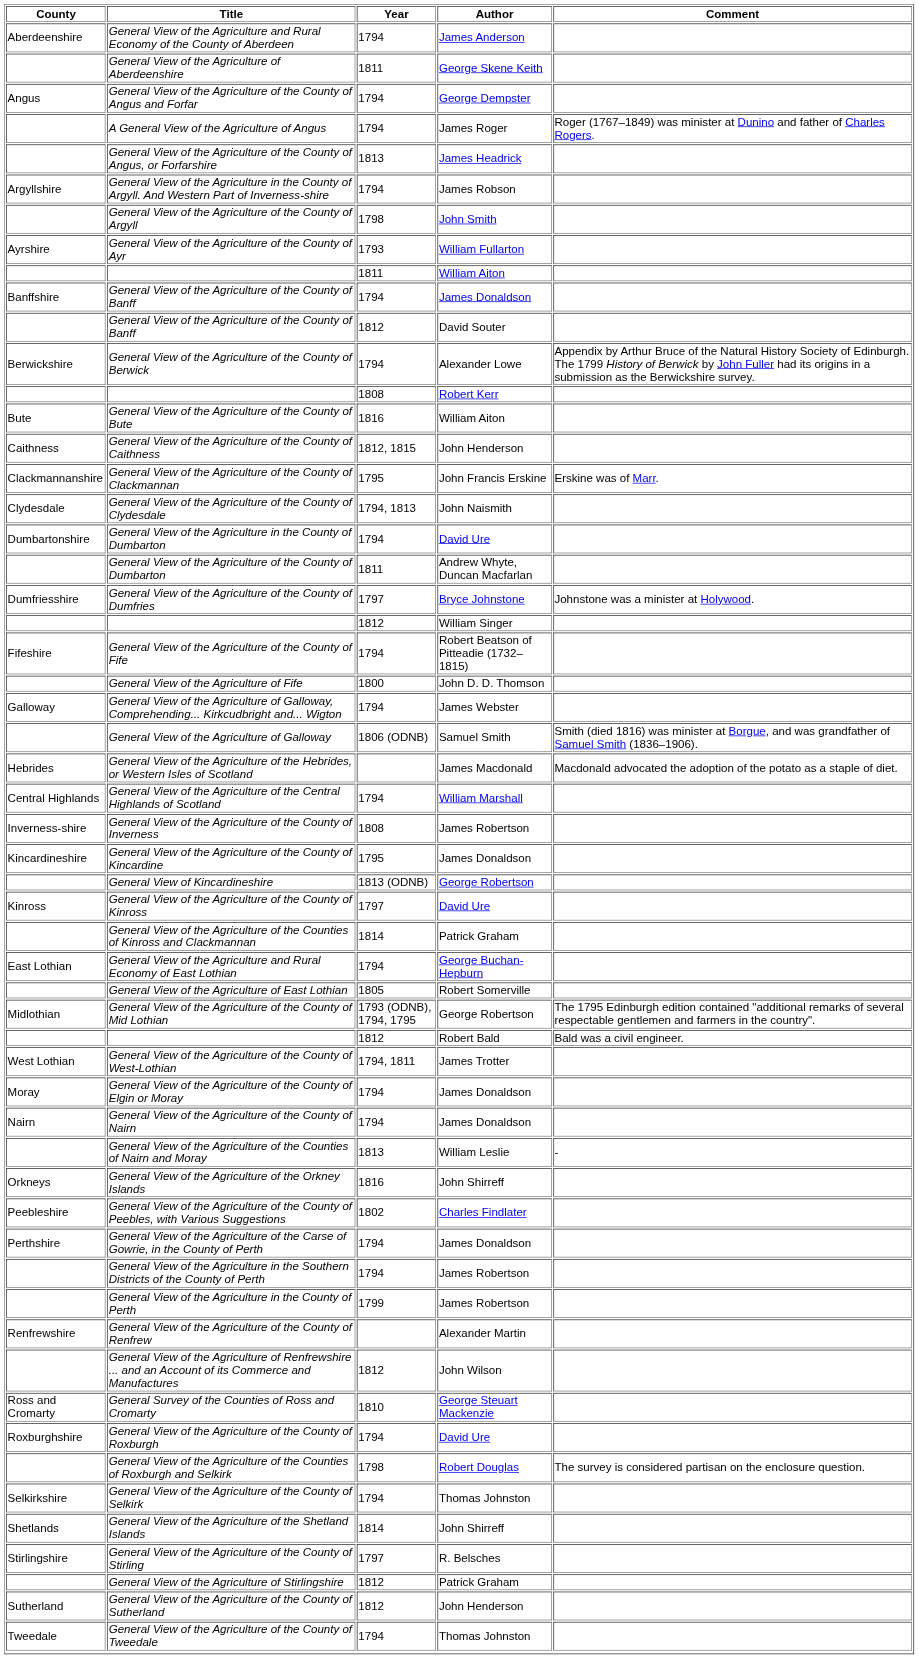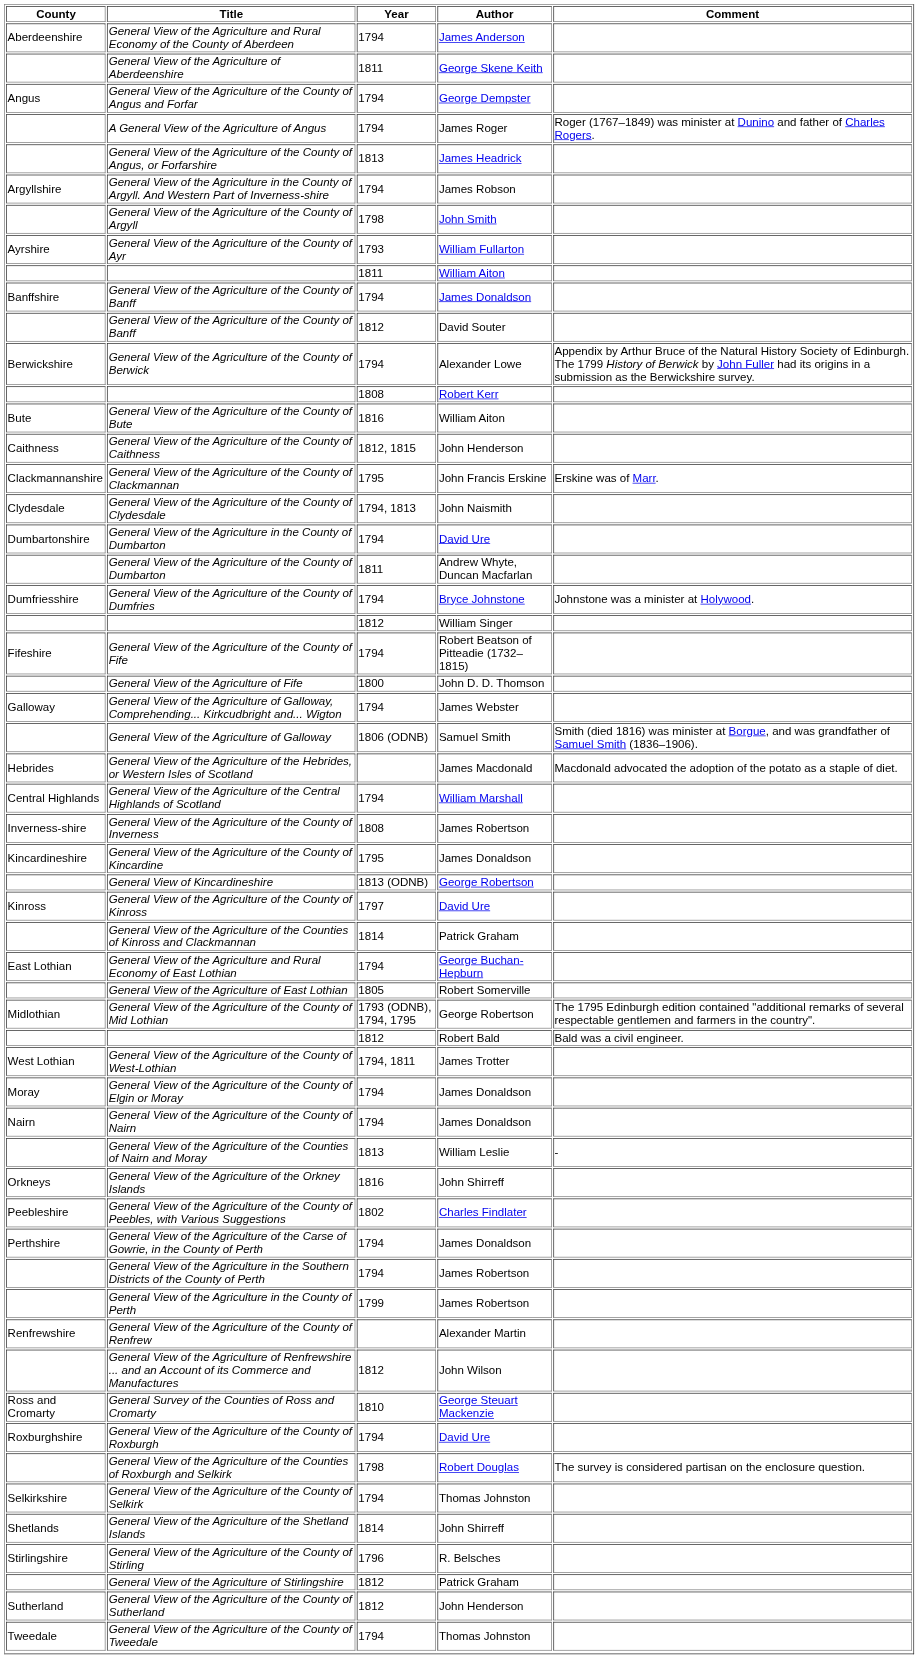(371, 599) 1797 -> (371, 599) 1794
(371, 1558) 1797 -> (371, 1558) 1796
